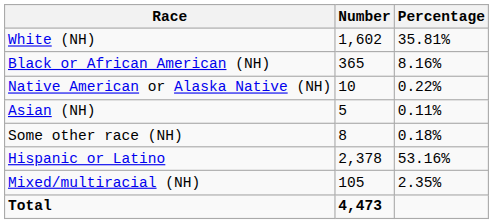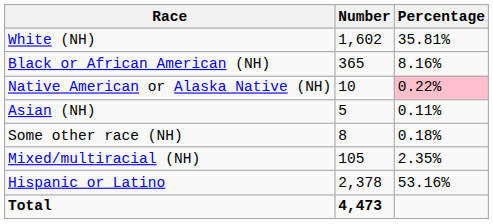(419, 88) no background -> (419, 88) pink background
rows swapped: (104, 183) <-> (87, 159)
